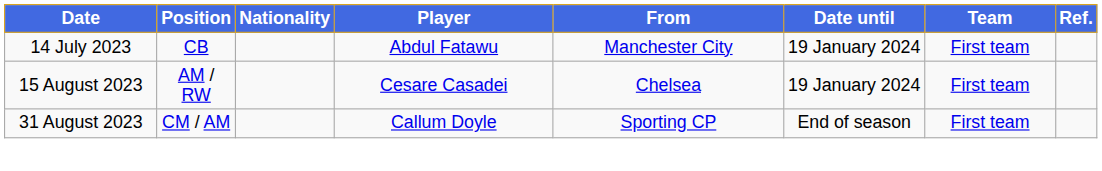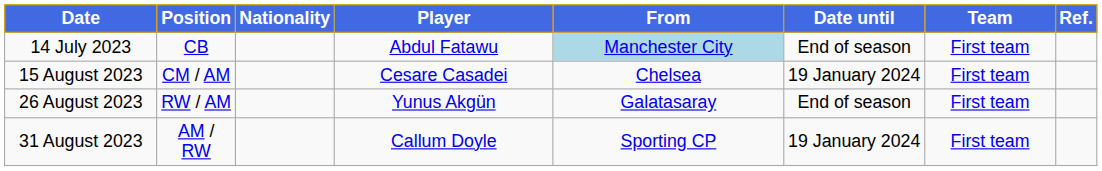(668, 46) no background -> (668, 46) lightblue background
(854, 46) 19 January 2024 -> (854, 46) End of season
(196, 84) AM / RW -> (196, 74) CM / AM
+ row: (81, 103)
(196, 123) CM / AM -> (196, 141) AM / RW
(854, 123) End of season -> (854, 141) 19 January 2024
